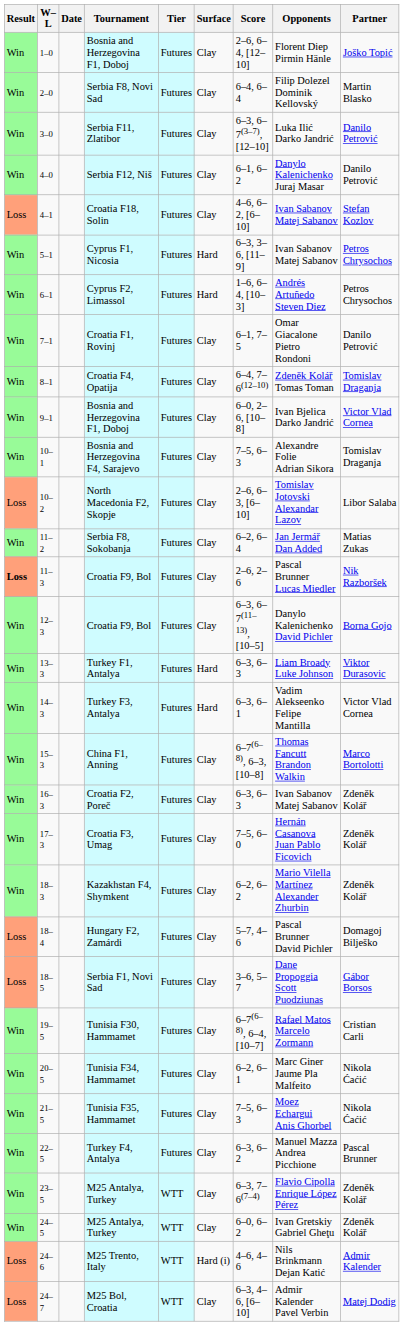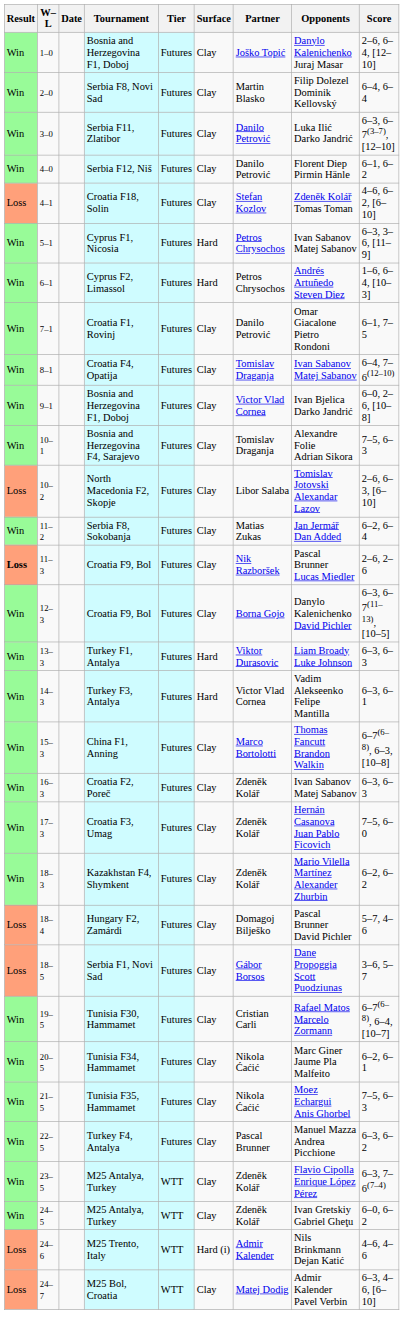columns swapped: (370, 18) <-> (253, 18)
(303, 52) Florent Diep Pirmin Hänle -> (323, 52) Danylo Kalenichenko Juraj Masar
(304, 175) Danylo Kalenichenko Juraj Masar -> (322, 169) Florent Diep Pirmin Hänle
(306, 215) Ivan Sabanov Matej Sabanov -> (323, 203) Zdeněk Kolář Tomas Toman
(304, 381) Zdeněk Kolář Tomas Toman -> (325, 370) Ivan Sabanov Matej Sabanov
